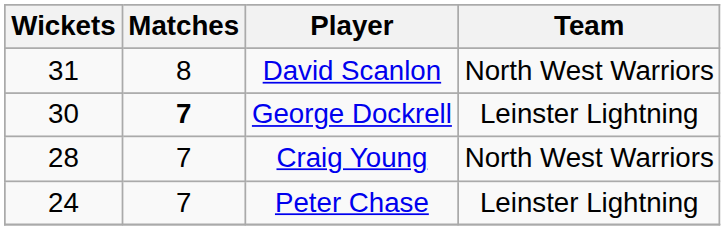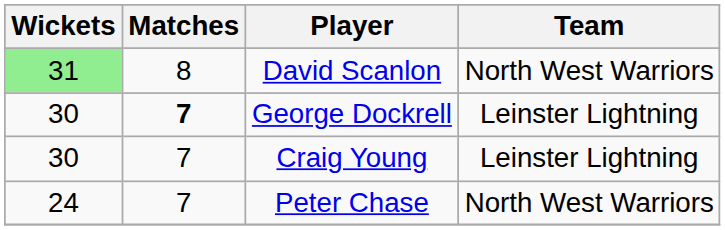(63, 70) no background -> (63, 70) lightgreen background
(63, 158) 28 -> (63, 158) 30
(589, 158) North West Warriors -> (589, 158) Leinster Lightning
(589, 202) Leinster Lightning -> (589, 202) North West Warriors
